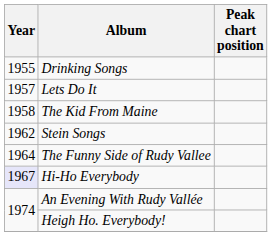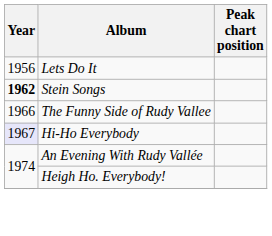- row: (84, 68)
(21, 90) 1957 -> (21, 68) 1956
- row: (99, 111)
(21, 133) normal -> (21, 90) bold
(21, 155) 1964 -> (21, 111) 1966
